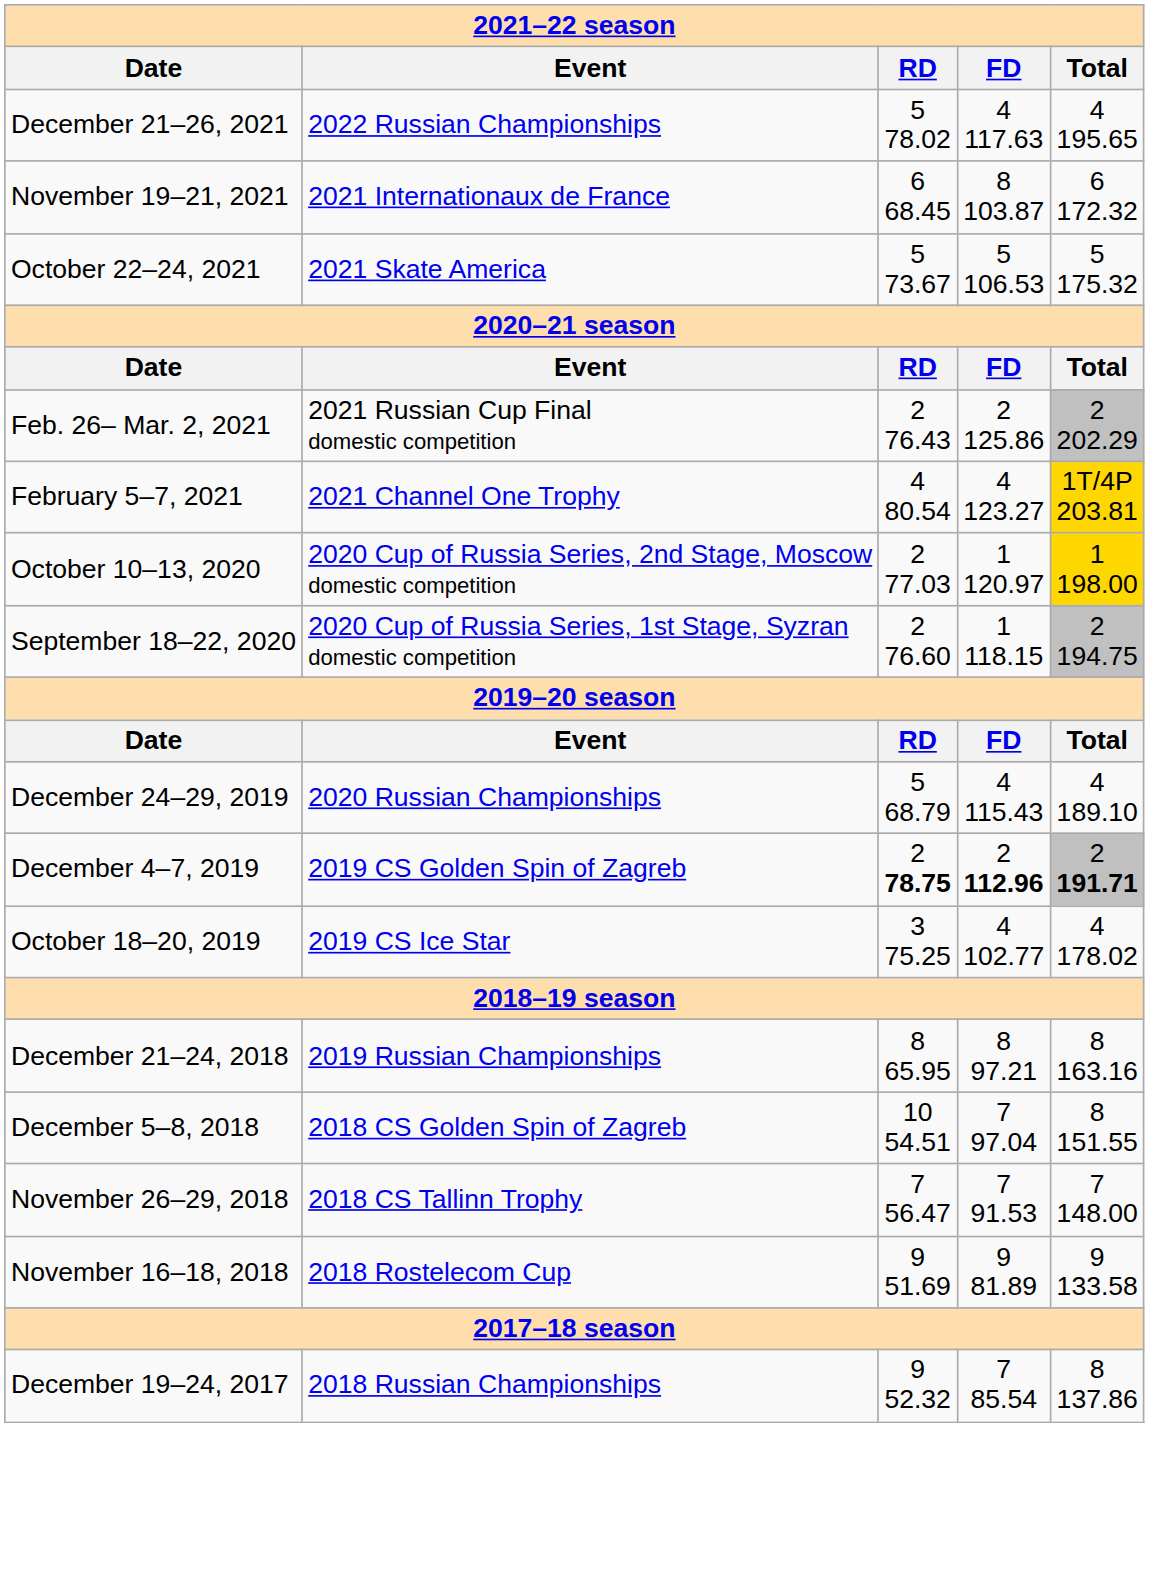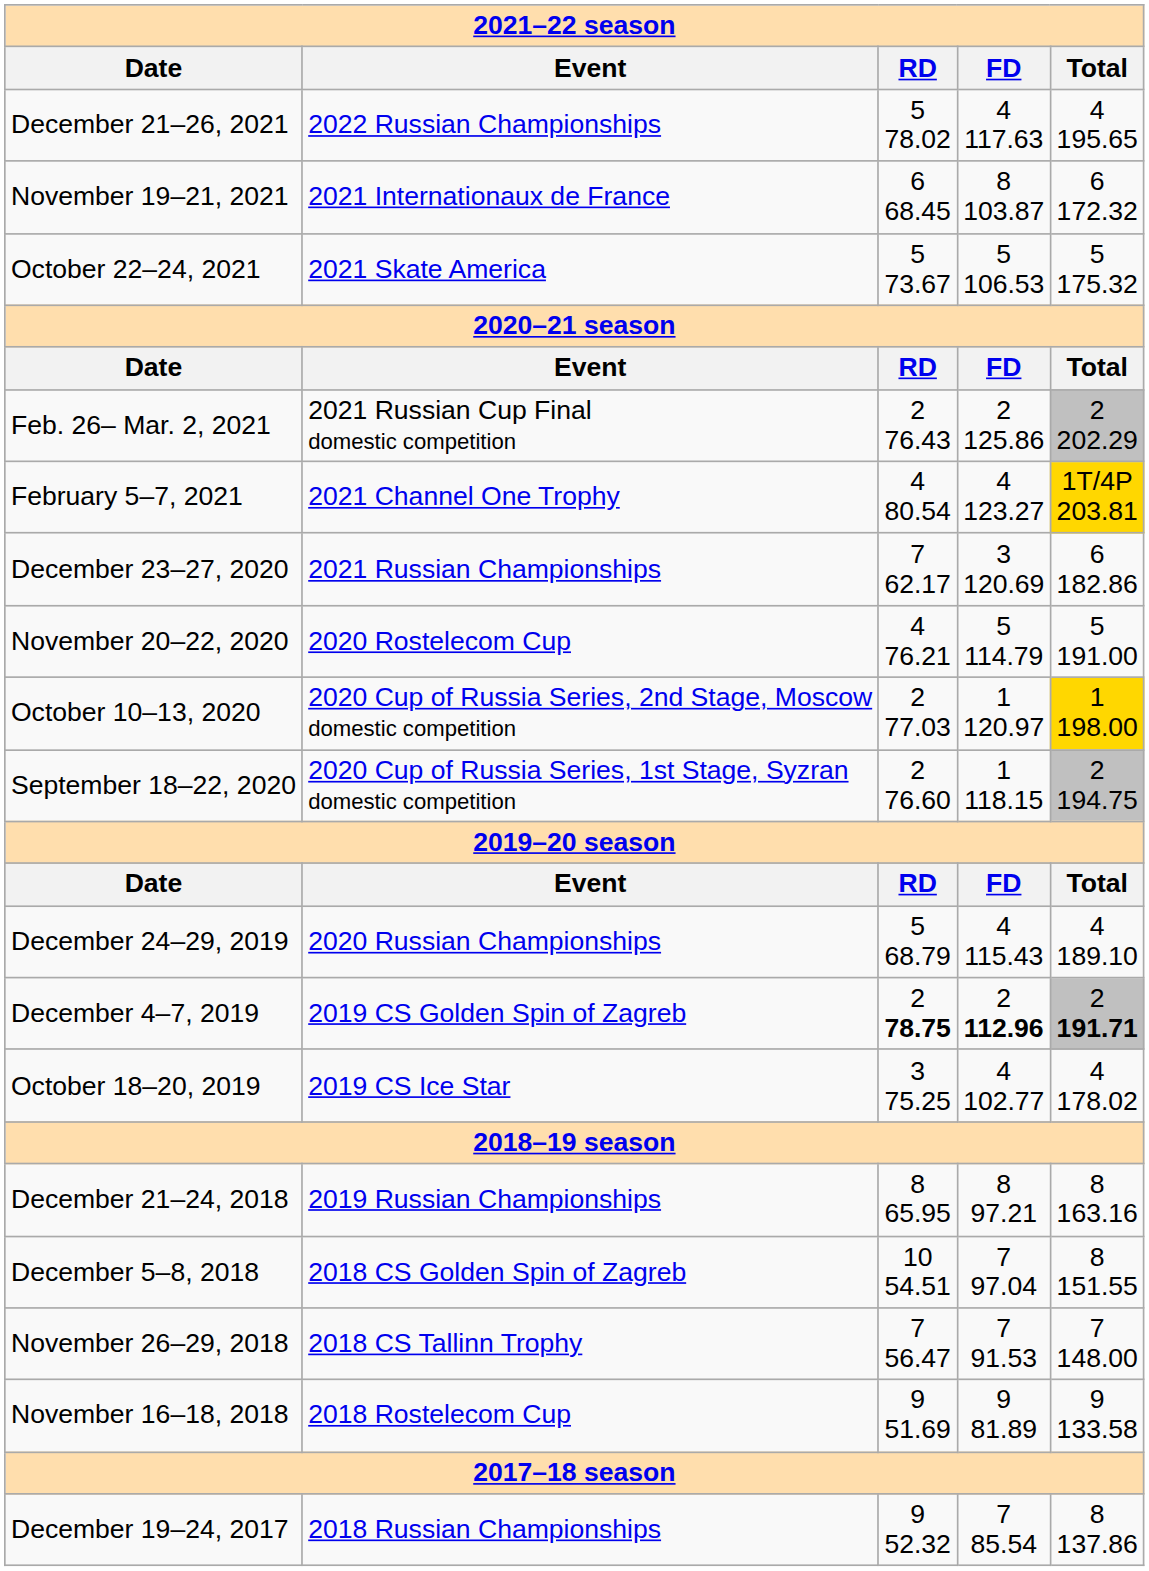+ row: (150, 569)
+ row: (150, 641)
